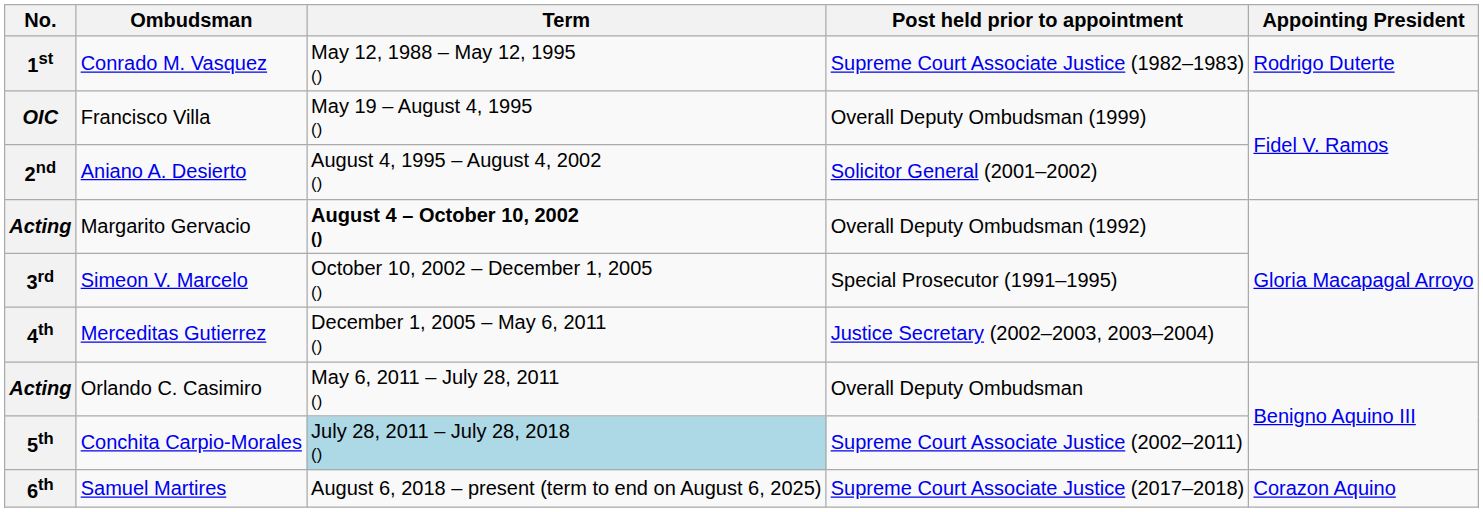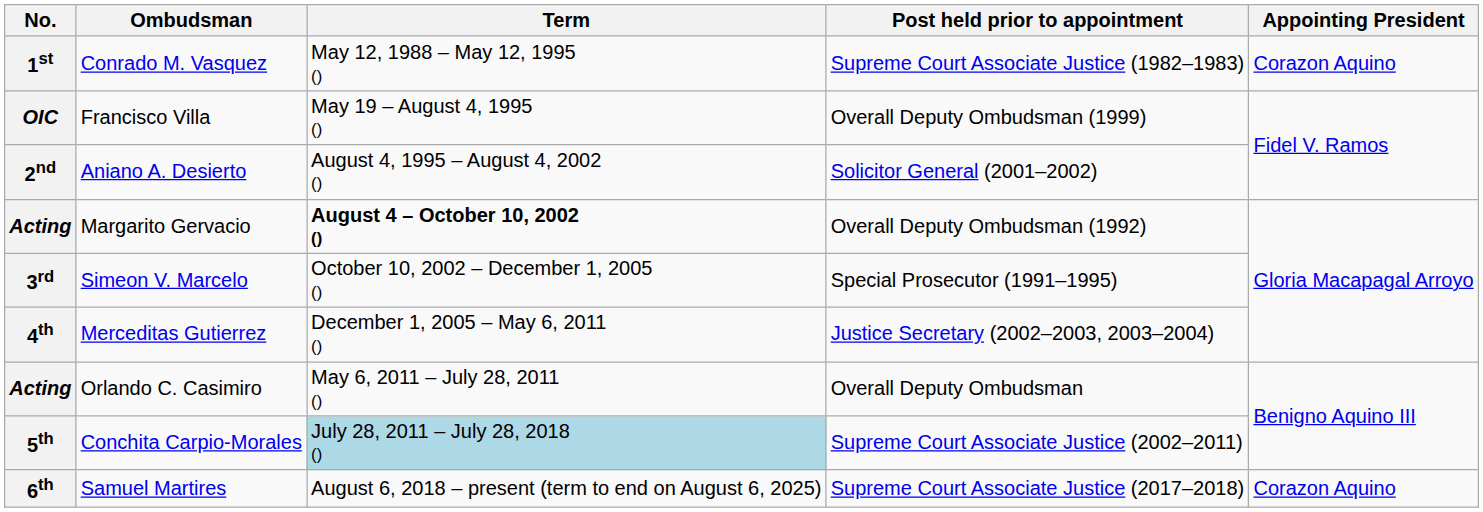(1324, 63) Rodrigo Duterte -> (1325, 63) Corazon Aquino
